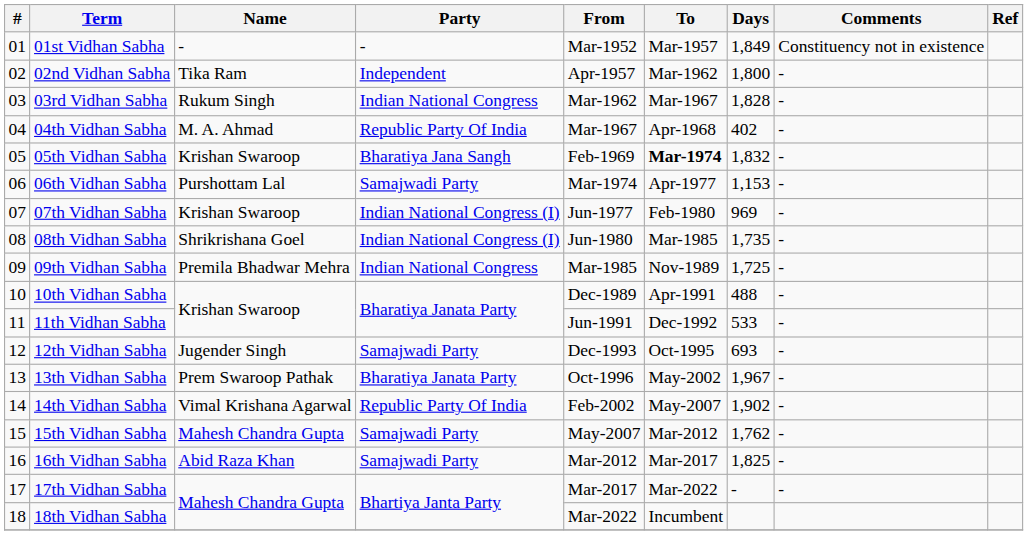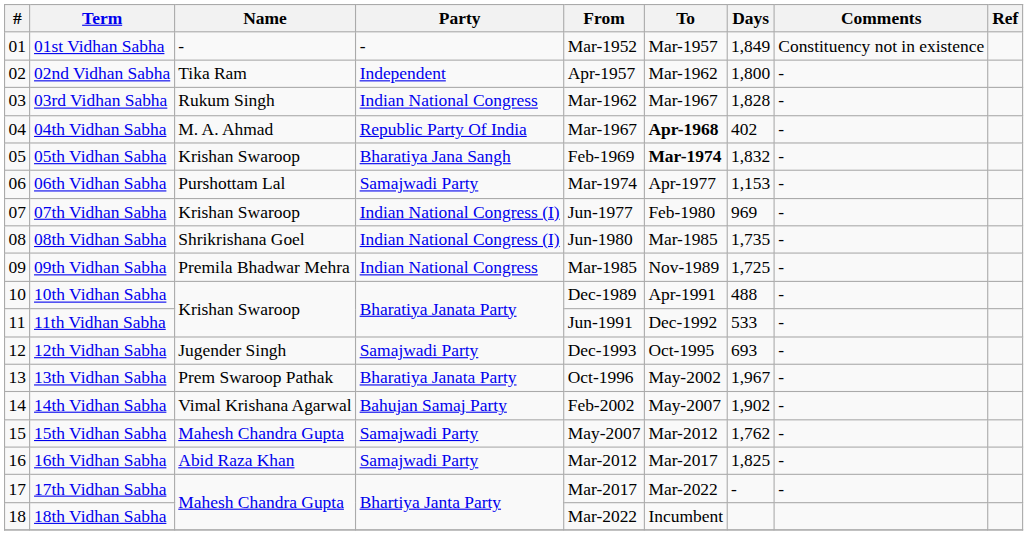(682, 128) normal -> (683, 128) bold
(443, 405) Republic Party Of India -> (433, 405) Bahujan Samaj Party
